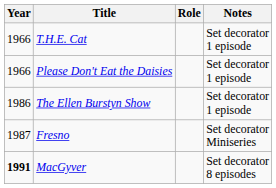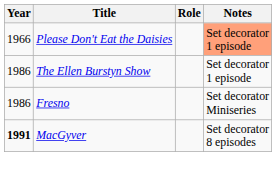- row: (61, 39)
(238, 71) no background -> (238, 39) lightsalmon background
(19, 135) 1987 -> (19, 103) 1986
